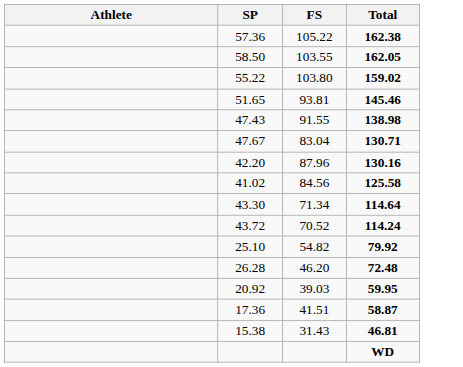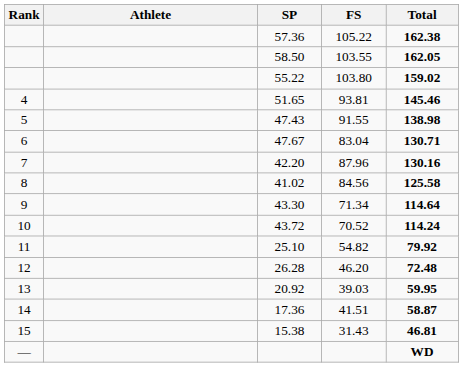+ column: (24, 15)
